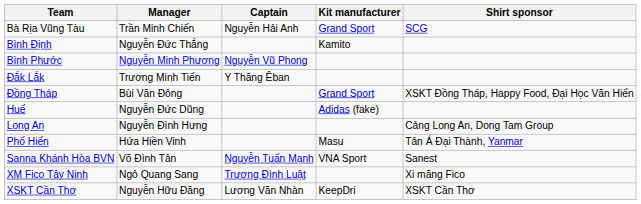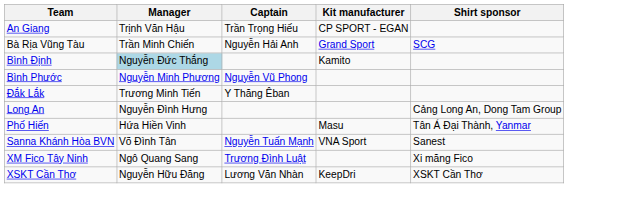+ row: (28, 28)
(164, 45) no background -> (164, 61) lightblue background
- row: (32, 93)
- row: (16, 110)
